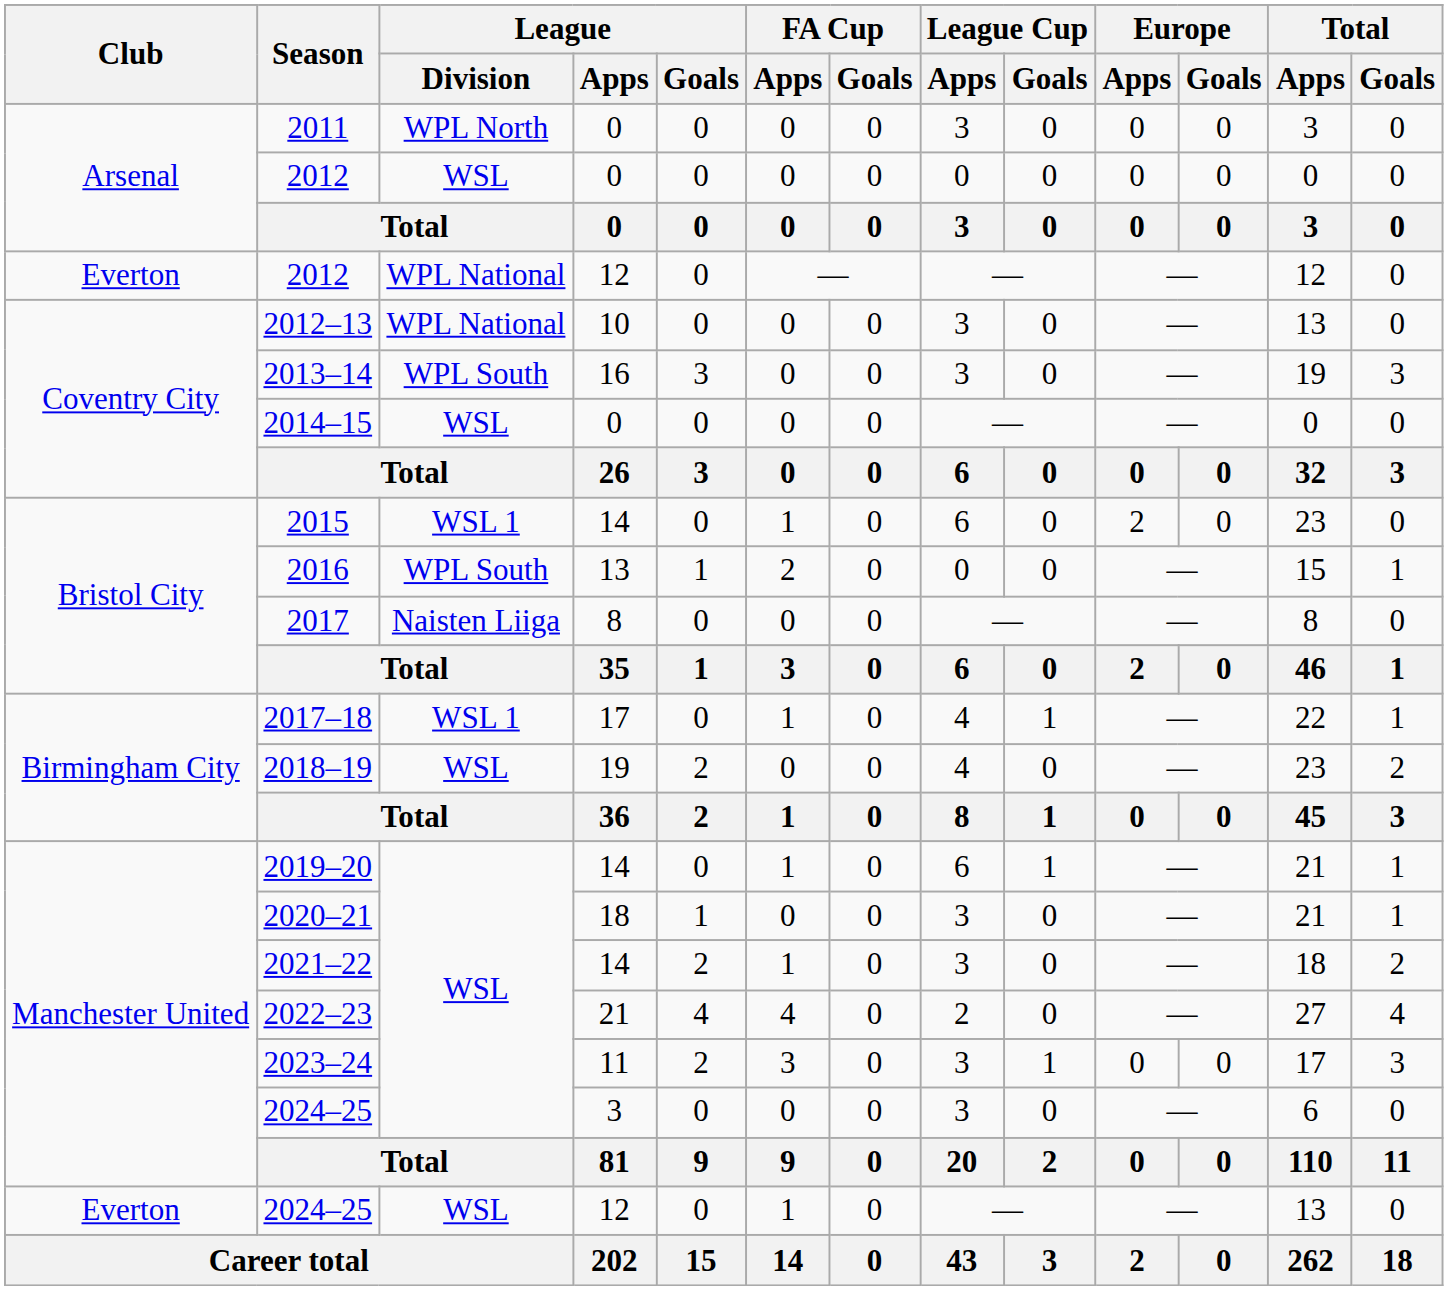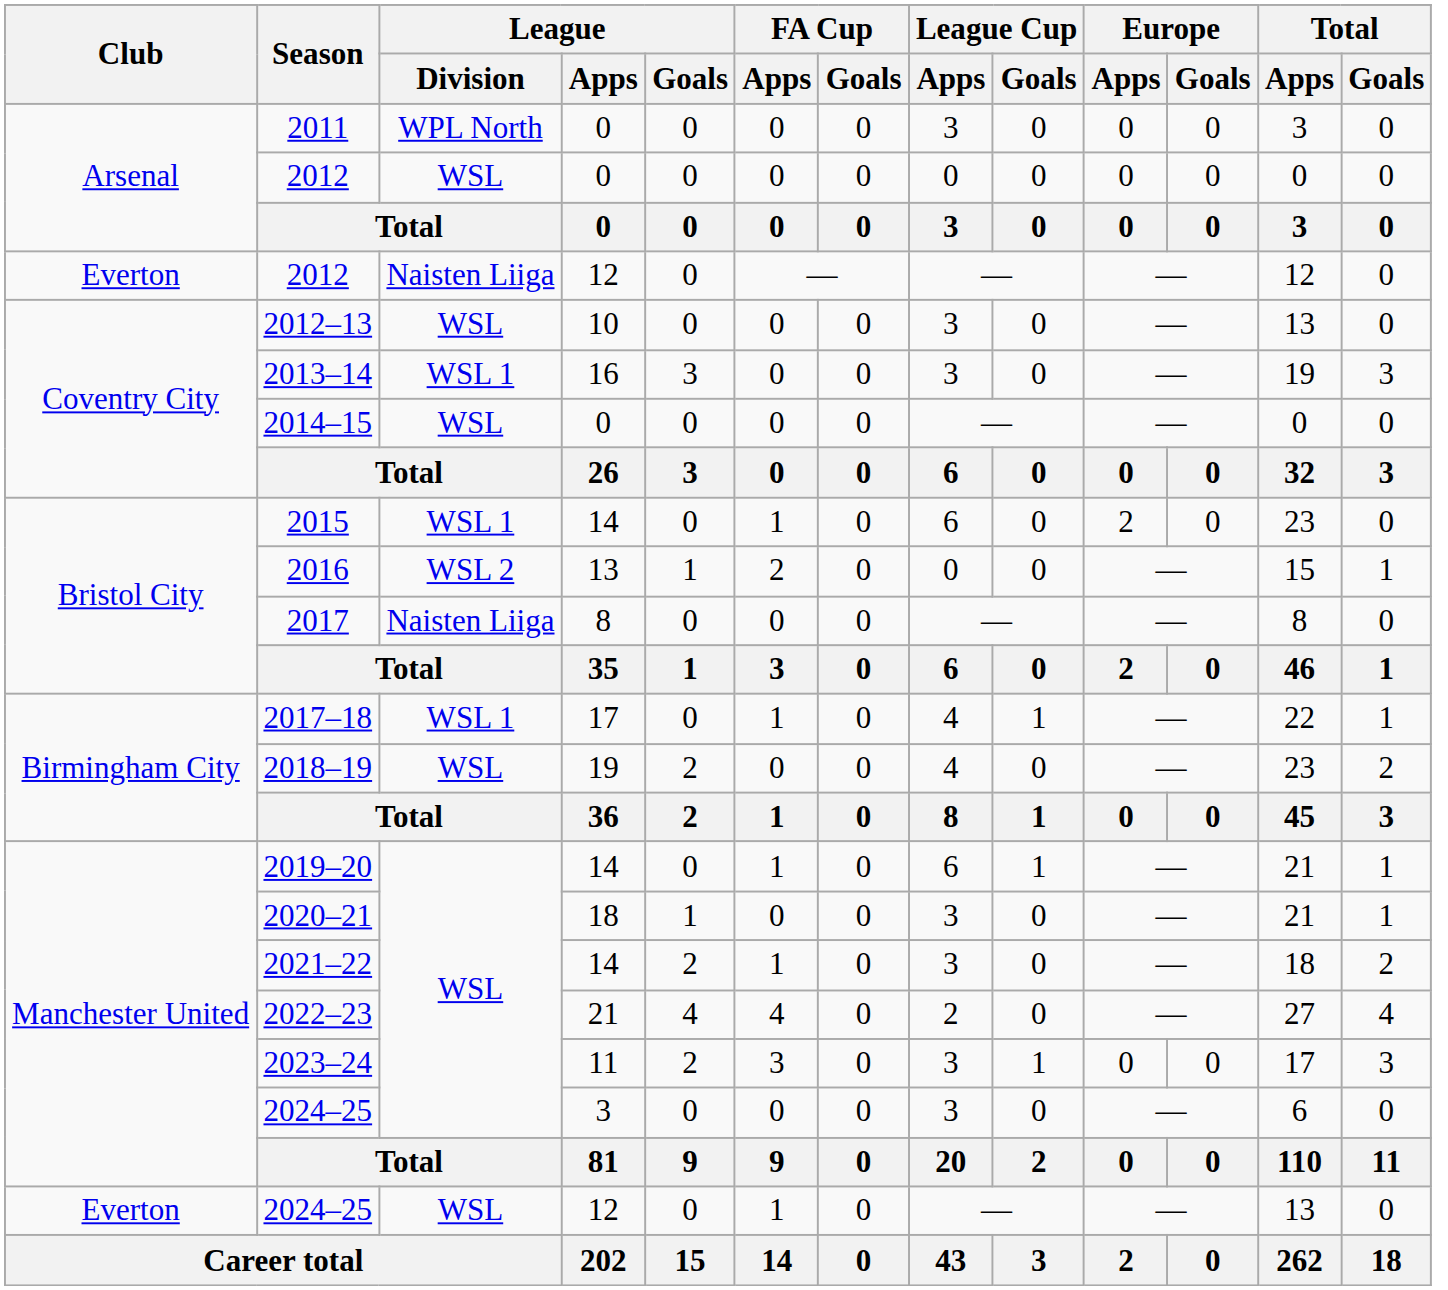(476, 275) WPL National -> (470, 275) Naisten Liiga
(476, 324) WPL National -> (470, 324) WSL
(476, 373) WPL South -> (470, 373) WSL 1
(476, 570) WPL South -> (470, 570) WSL 2
